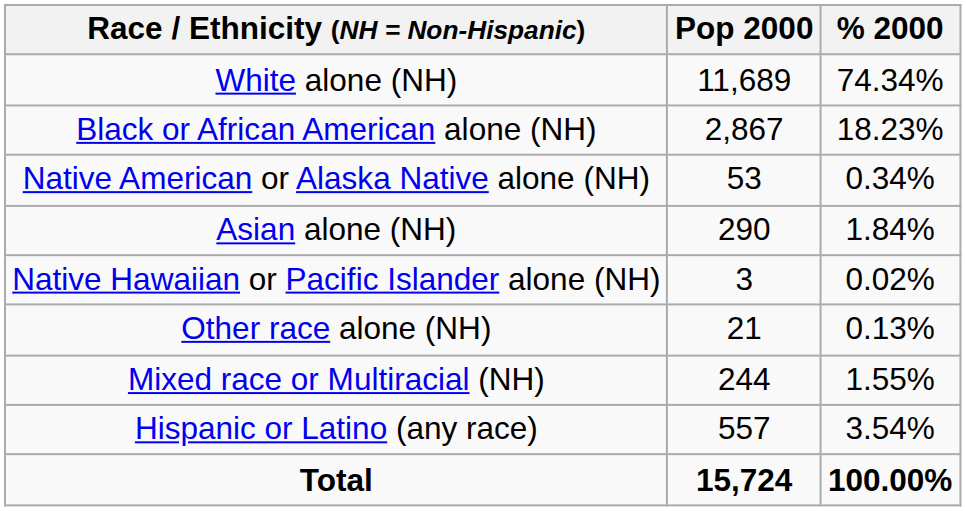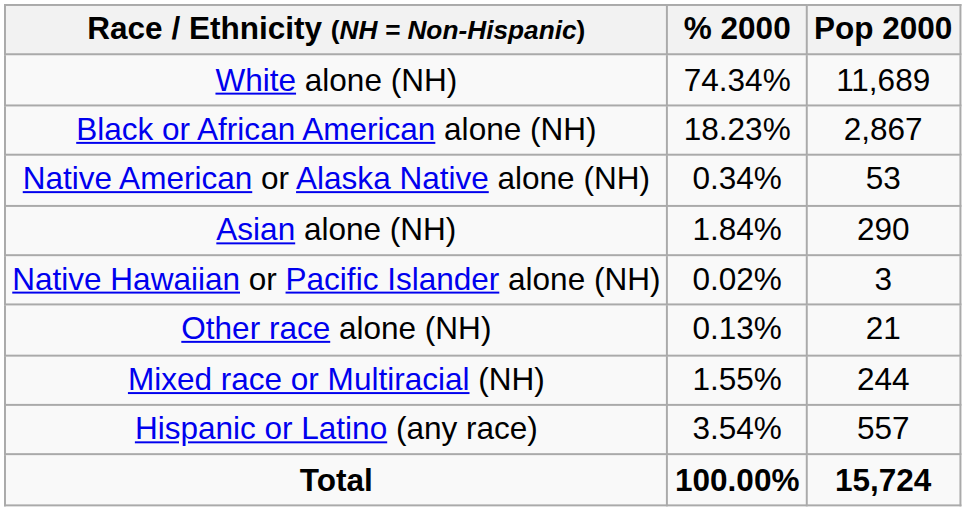columns swapped: (744, 29) <-> (890, 29)
